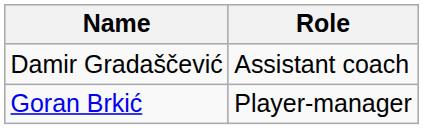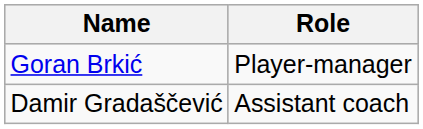rows swapped: (76, 103) <-> (117, 63)
